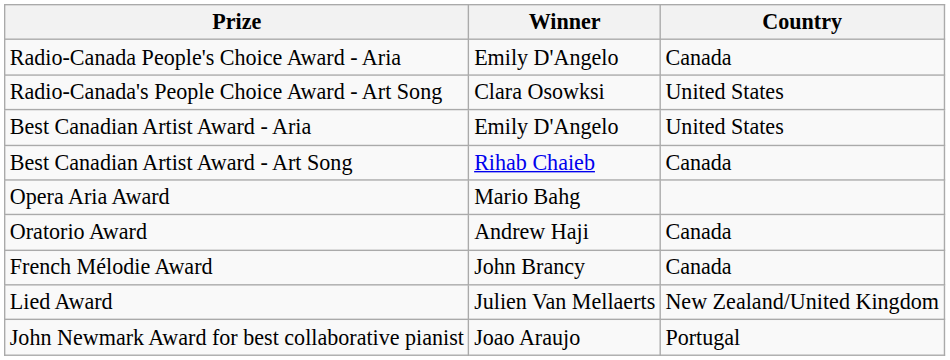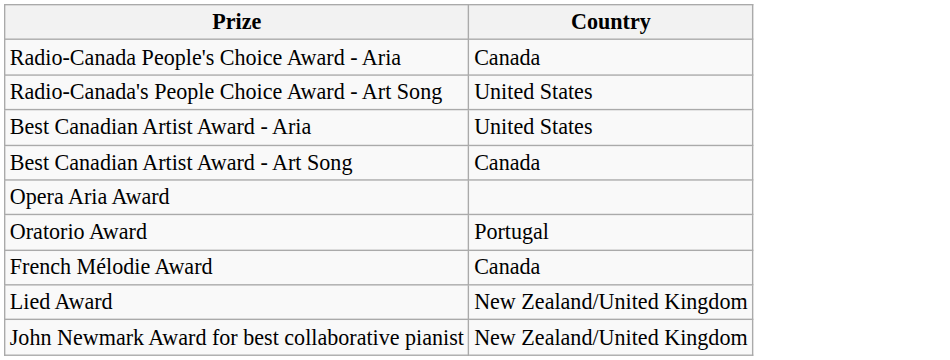- column: (565, 22)
(699, 232) Canada -> (512, 232) Portugal
(703, 337) Portugal -> (611, 337) New Zealand/United Kingdom
